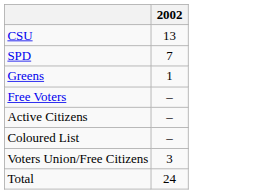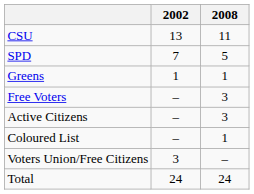+ column: (225, 14)
